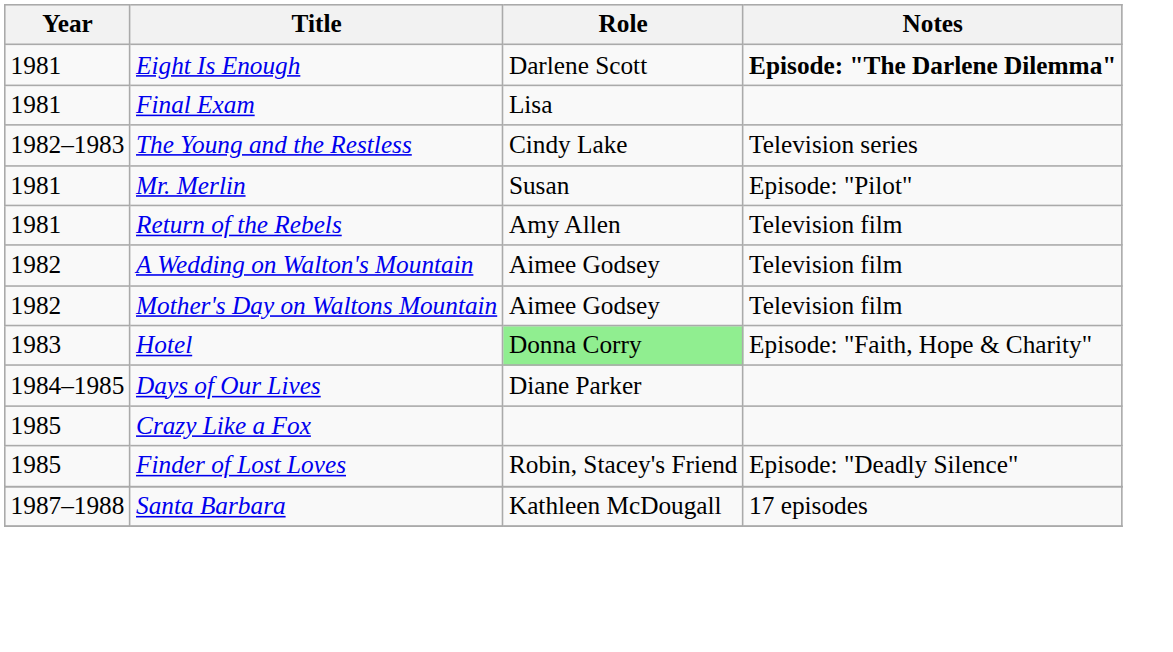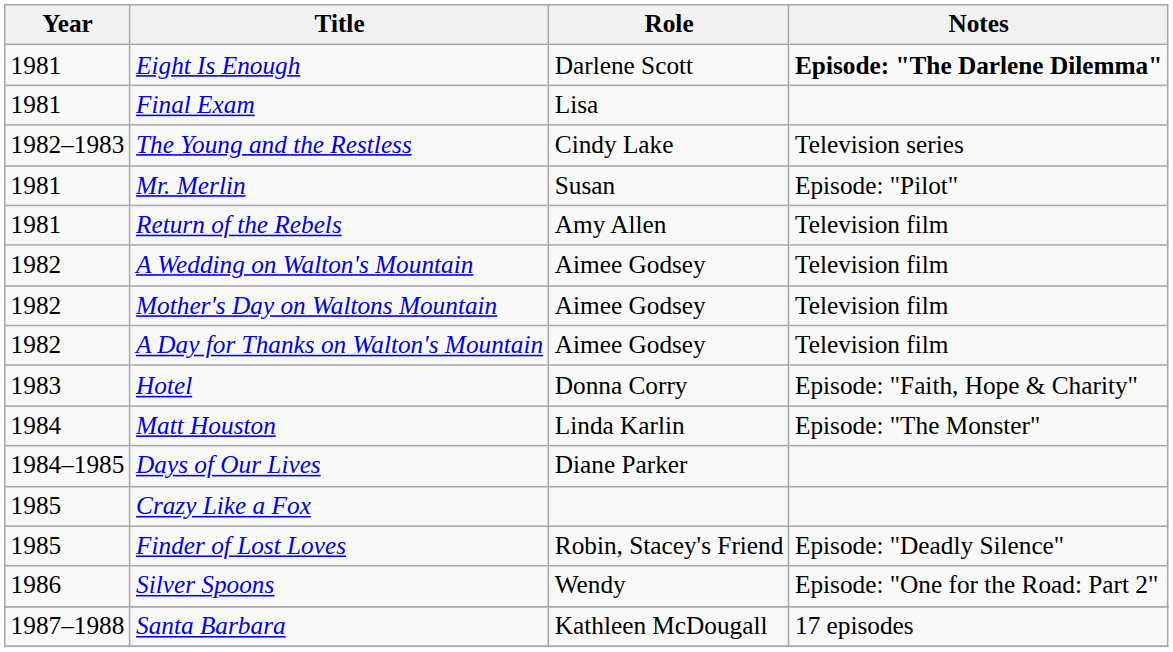+ row: (340, 345)
(575, 345) lightgreen background -> (621, 385) no background
+ row: (206, 425)
+ row: (205, 585)
